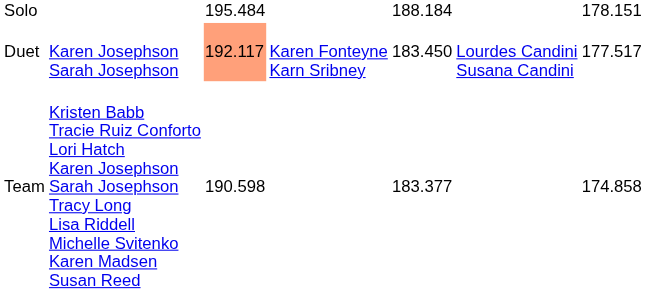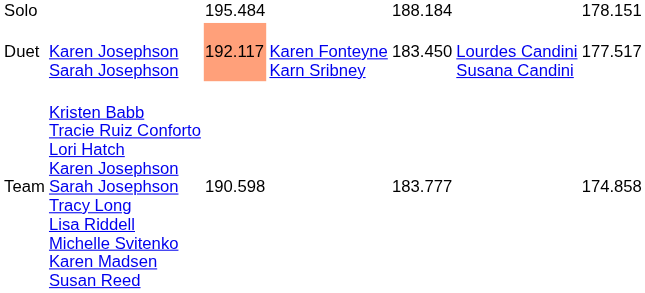(422, 187) 183.377 -> (422, 187) 183.777
